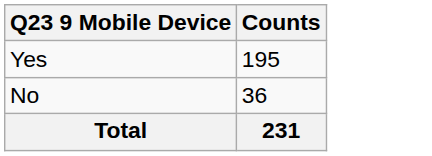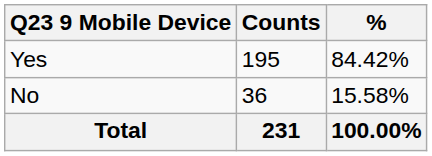+ column: (376, 22)
